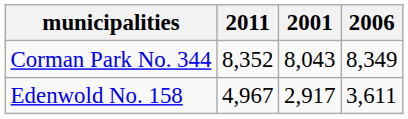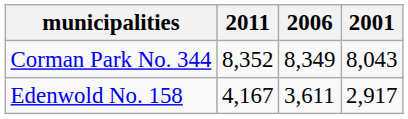columns swapped: (372, 22) <-> (310, 22)
(248, 95) 4,967 -> (248, 95) 4,167
